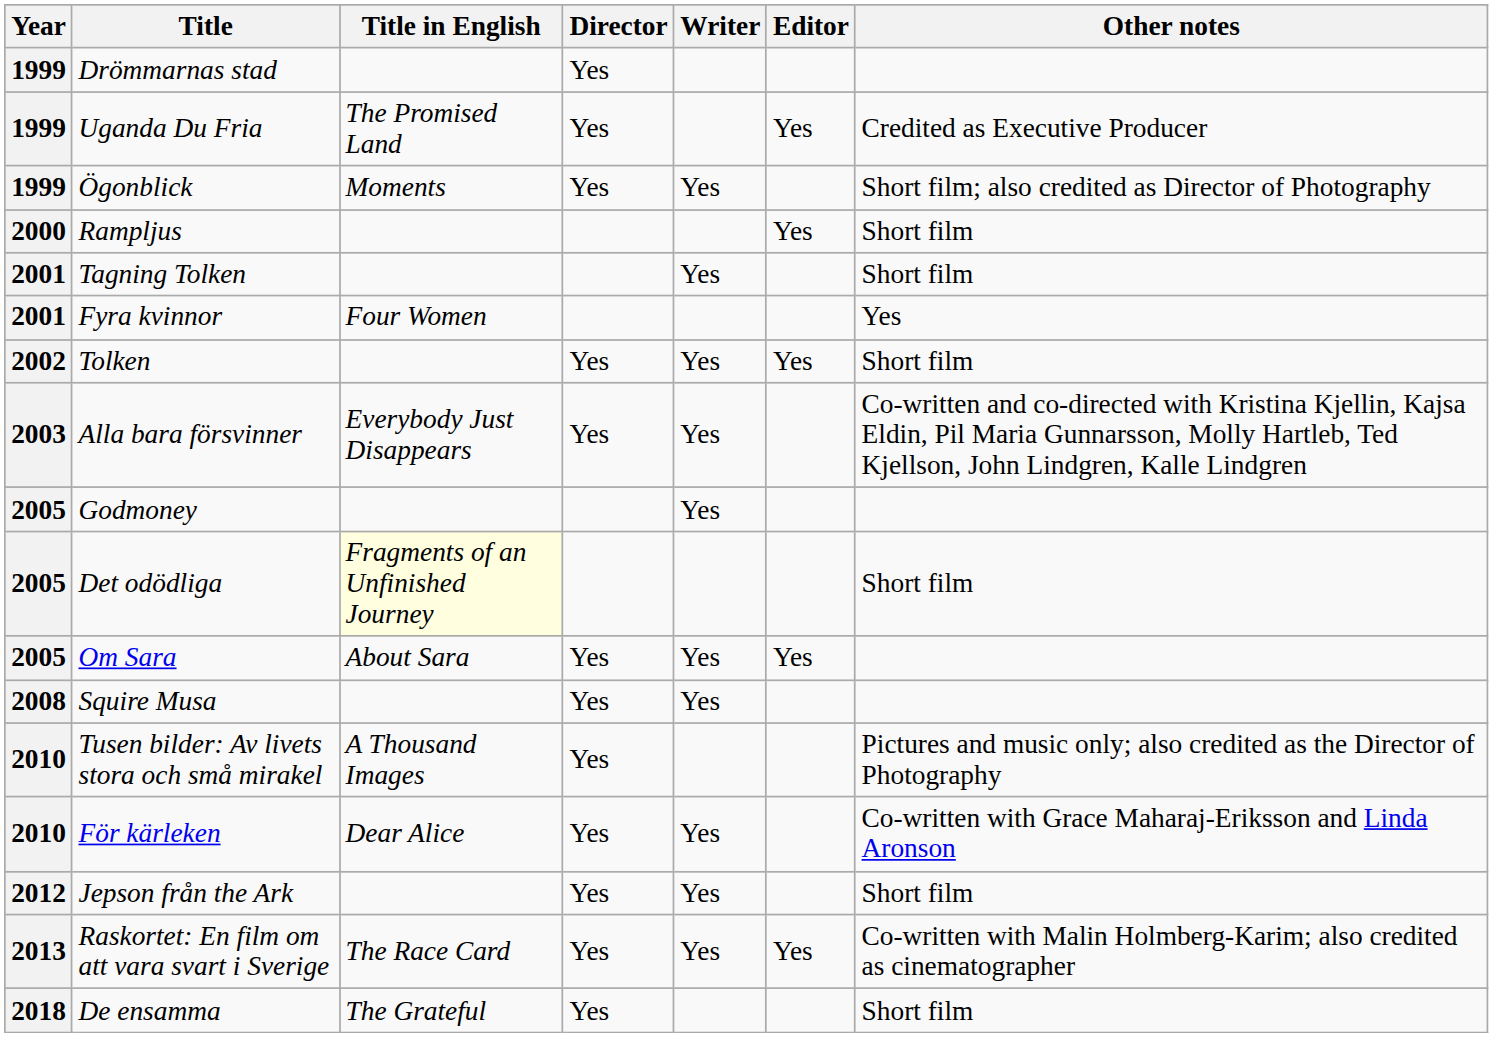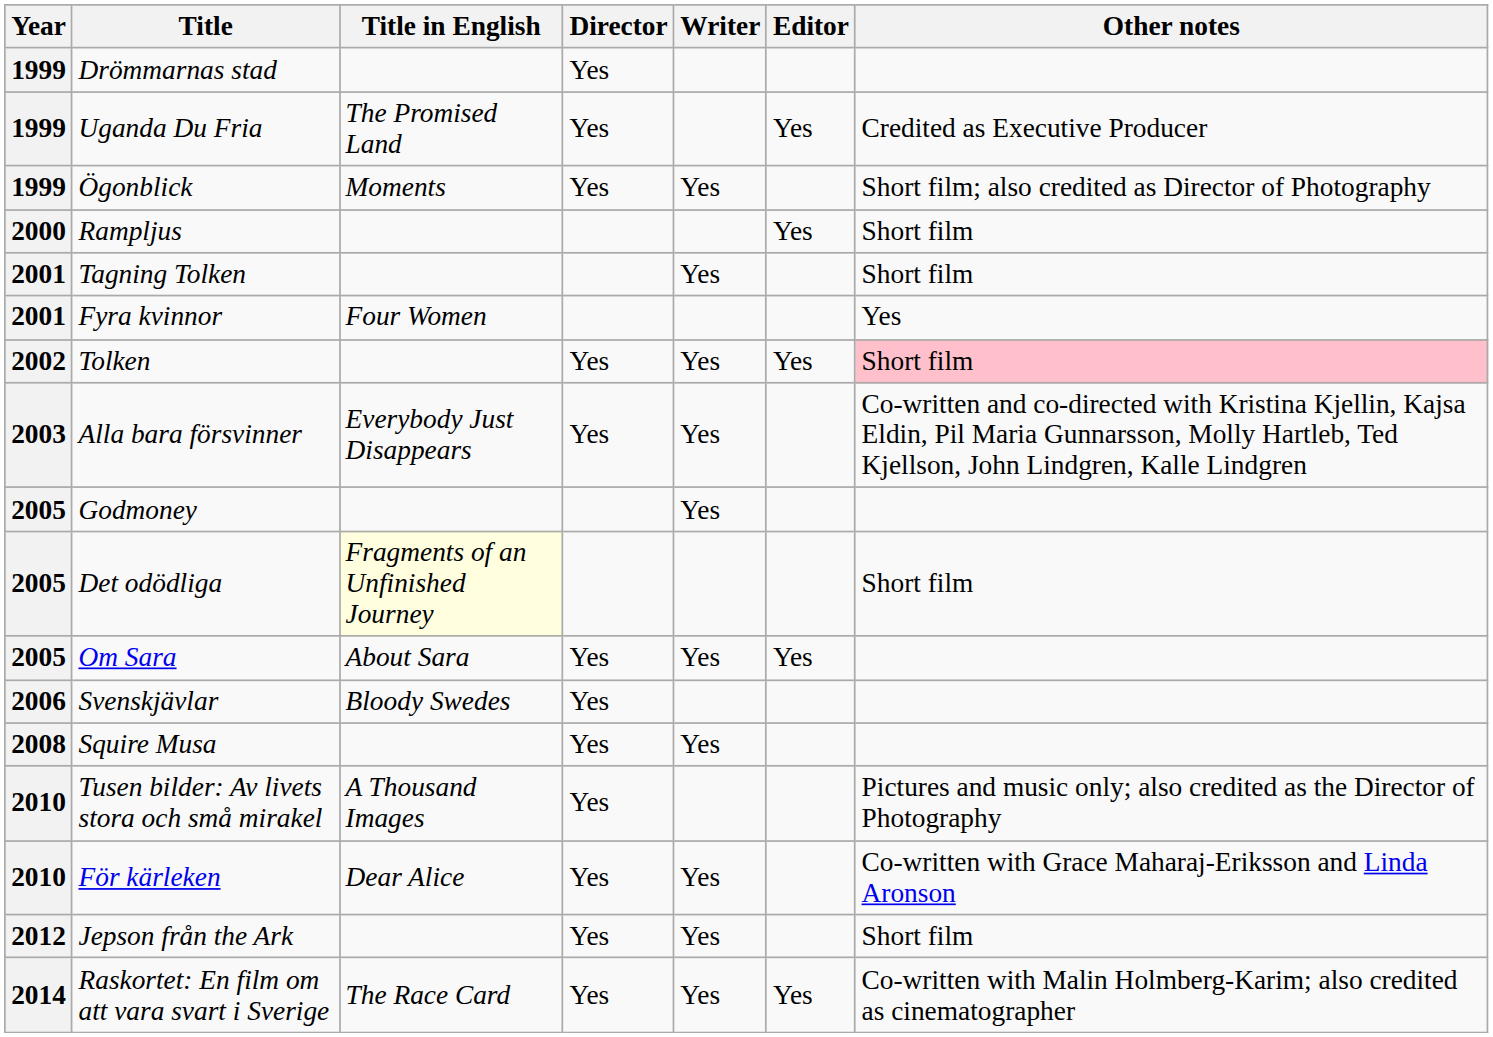(917, 360) no background -> (917, 360) pink background
+ row: (148, 700)
(39, 951) 2013 -> (39, 994) 2014
- row: (150, 1010)
